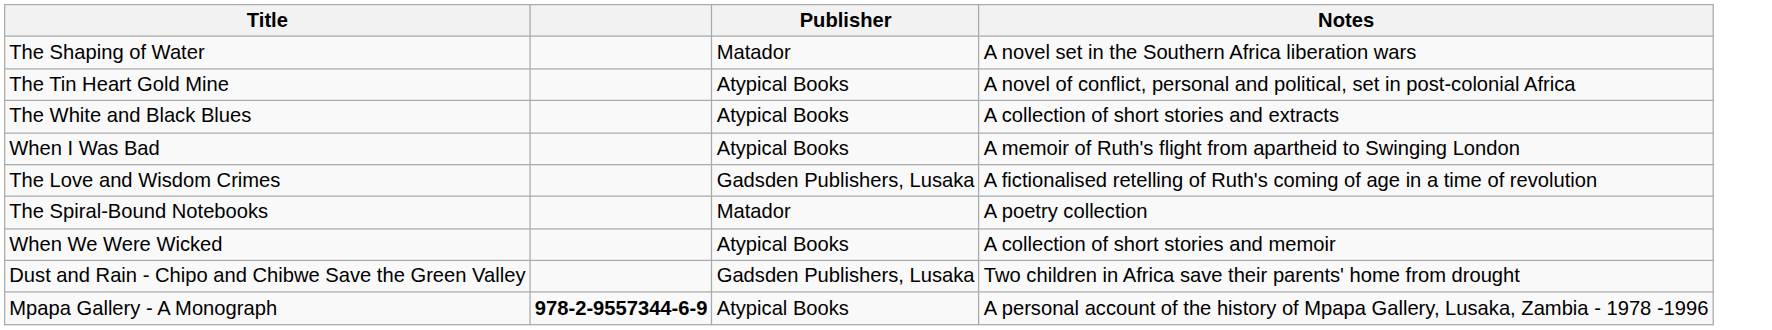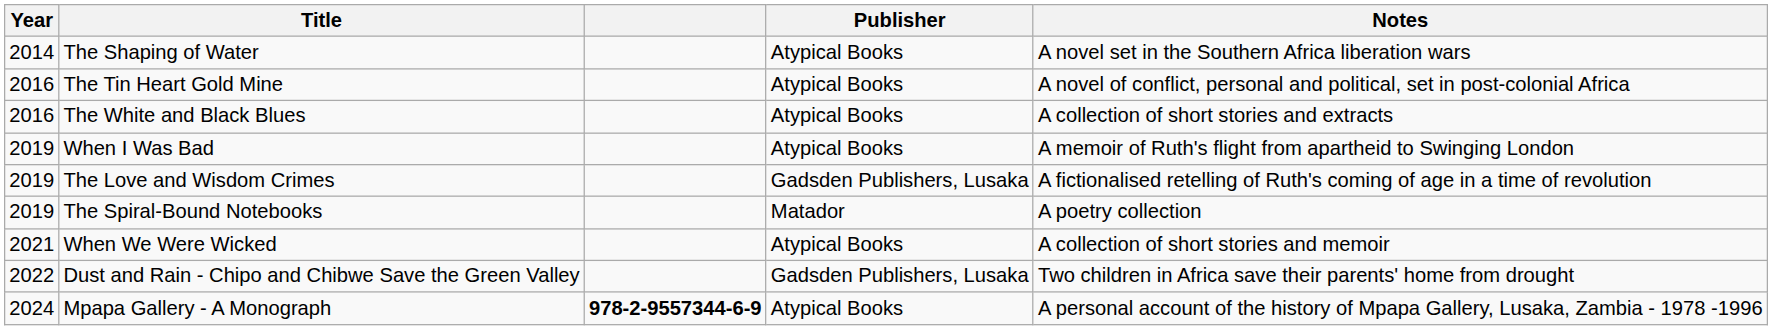+ column: (32, 20)
(754, 52) Matador -> (837, 52) Atypical Books
